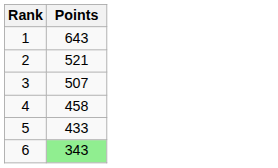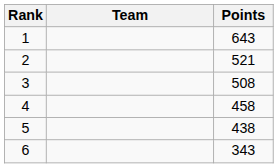+ column: (130, 15)
(77, 83) 507 -> (243, 83) 508
(77, 128) 433 -> (243, 128) 438
(77, 151) lightgreen background -> (243, 151) no background
